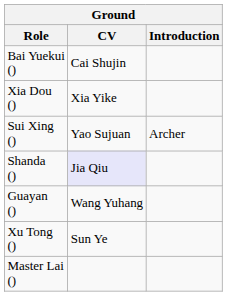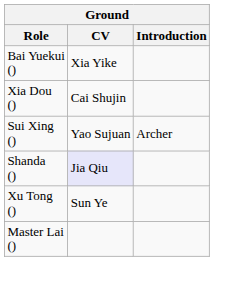(98, 63) Cai Shujin -> (94, 63) Xia Yike
(94, 98) Xia Yike -> (98, 98) Cai Shujin
- row: (28, 203)
